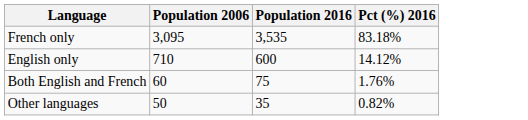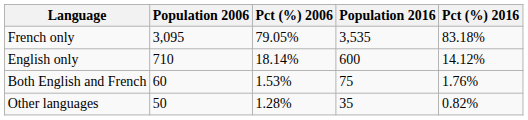+ column: (294, 15)
